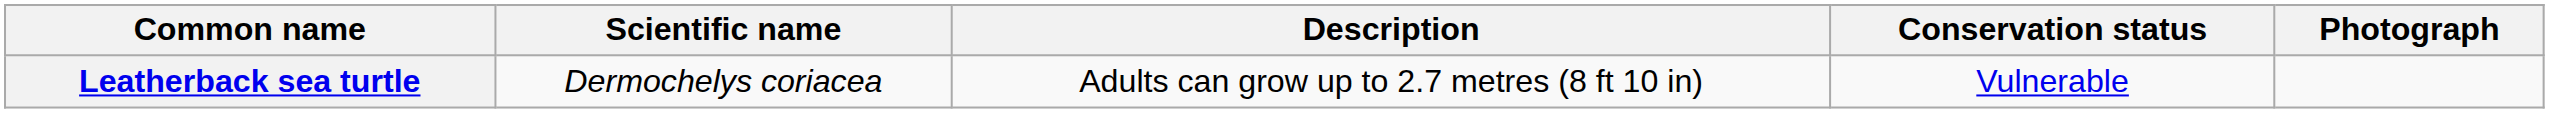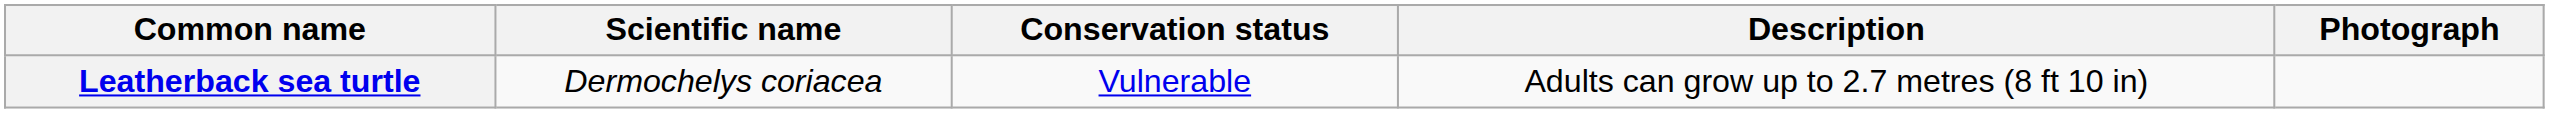columns swapped: (2053, 30) <-> (1391, 30)
